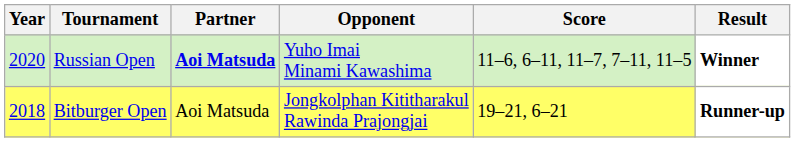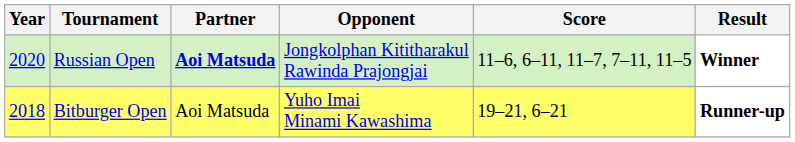(358, 60) Yuho Imai Minami Kawashima -> (376, 60) Jongkolphan Kititharakul Rawinda Prajongjai
(376, 111) Jongkolphan Kititharakul Rawinda Prajongjai -> (358, 111) Yuho Imai Minami Kawashima
